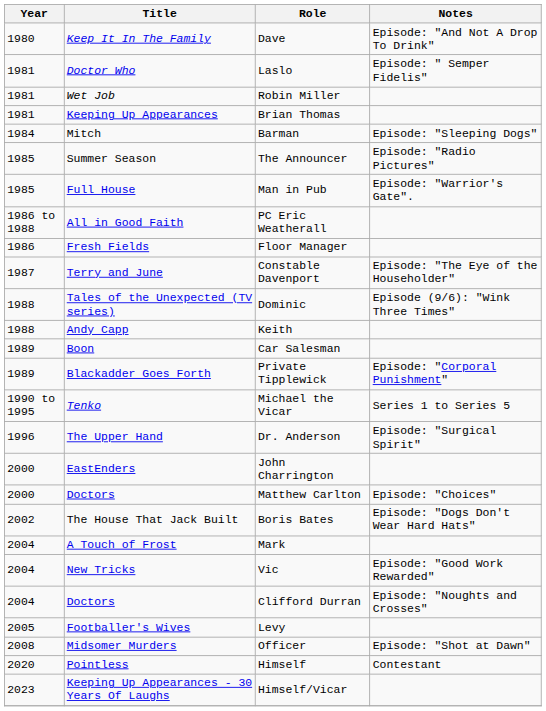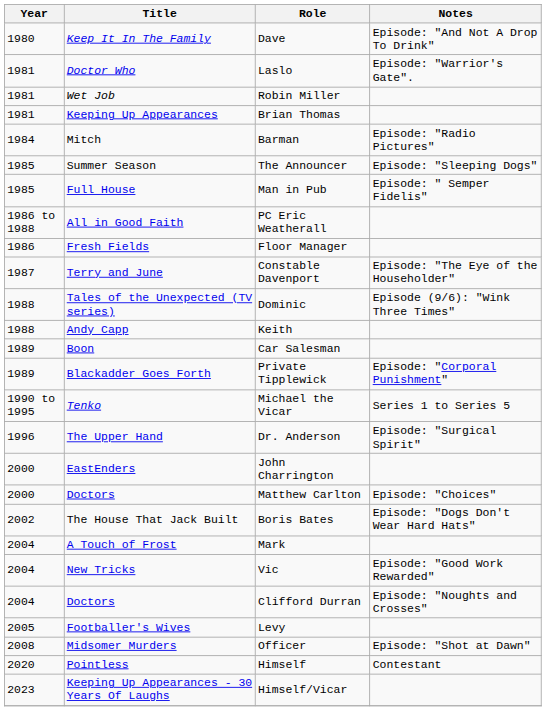(431, 71) Episode: " Semper Fidelis" -> (438, 71) Episode: "Warrior's Gate".
(455, 133) Episode: "Sleeping Dogs" -> (424, 140) Episode: "Radio Pictures"
(424, 159) Episode: "Radio Pictures" -> (455, 165) Episode: "Sleeping Dogs"
(438, 190) Episode: "Warrior's Gate". -> (431, 190) Episode: " Semper Fidelis"
